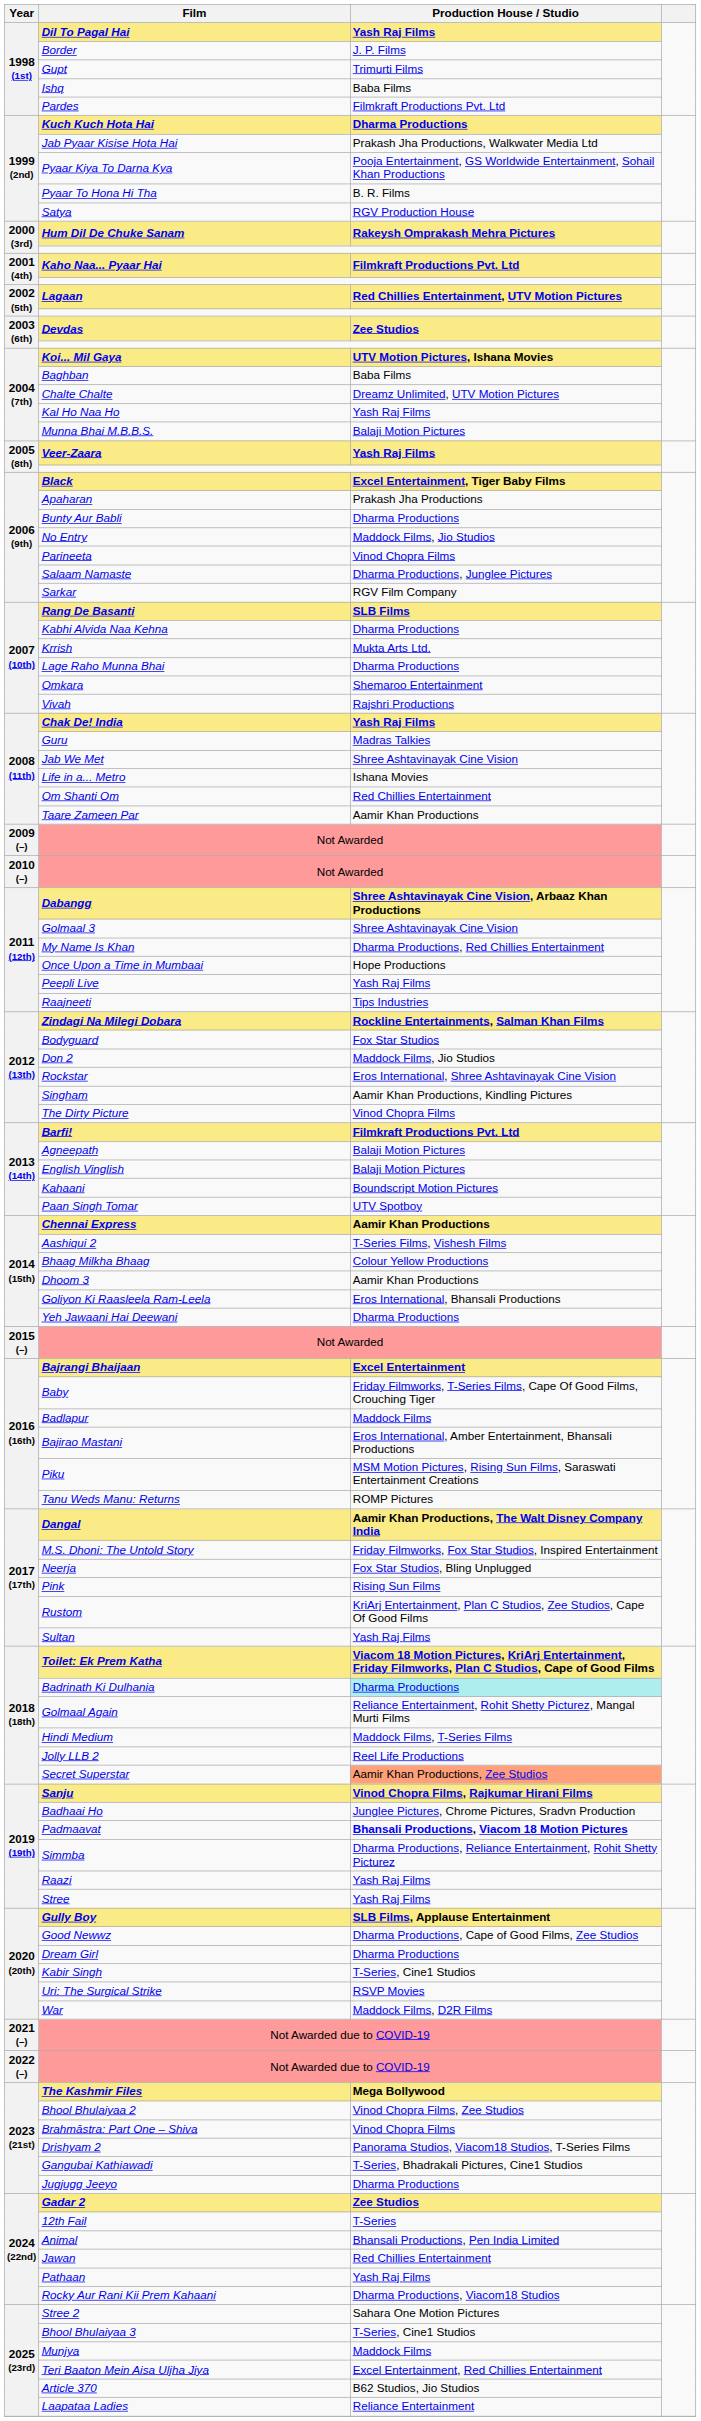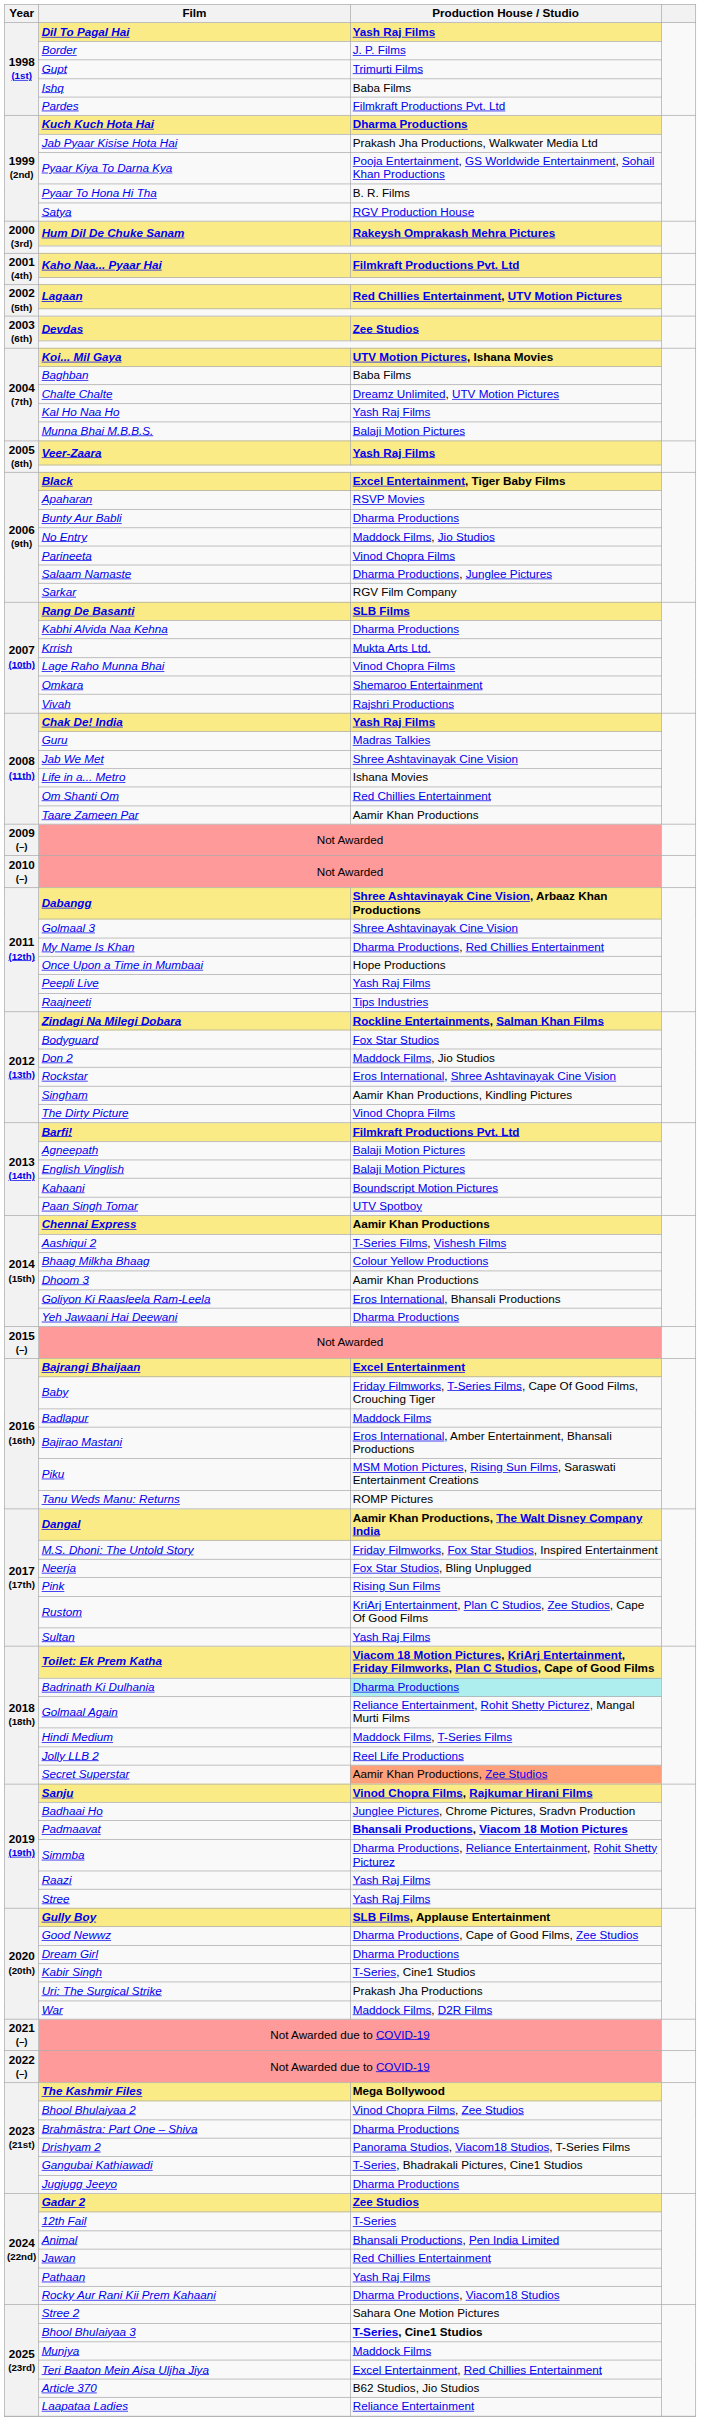(418, 500) Prakash Jha Productions -> (389, 500) RSVP Movies
(406, 666) Dharma Productions -> (404, 666) Vinod Chopra Films
(389, 1991) RSVP Movies -> (418, 1991) Prakash Jha Productions
(404, 2128) Vinod Chopra Films -> (406, 2128) Dharma Productions
(414, 2332) normal -> (418, 2332) bold
